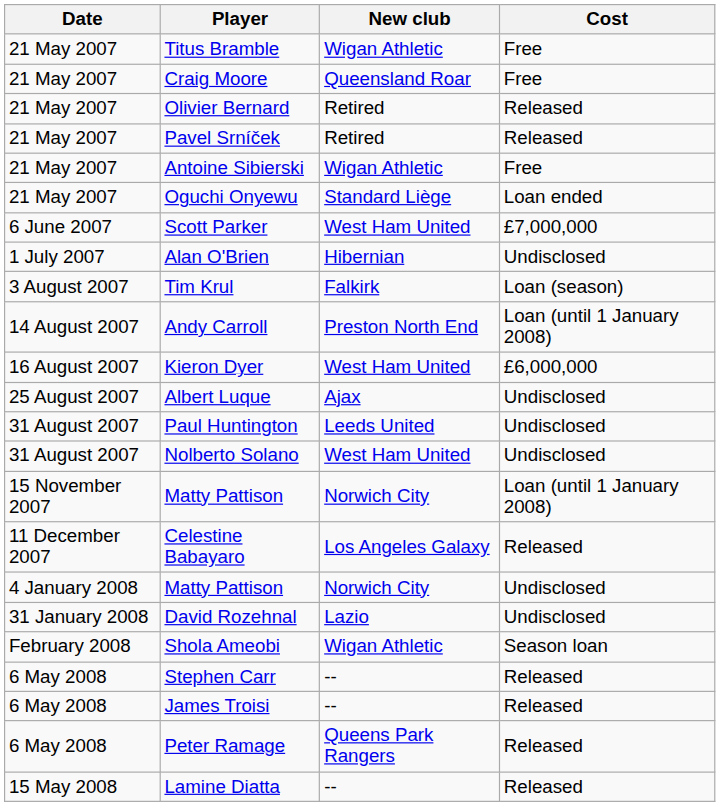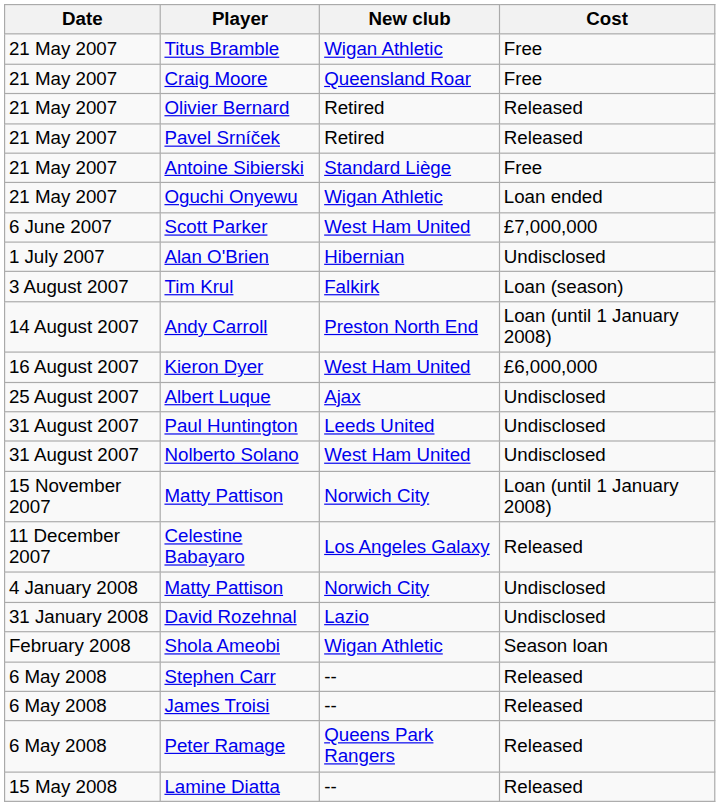(383, 167) Wigan Athletic -> (388, 167) Standard Liège
(388, 197) Standard Liège -> (383, 197) Wigan Athletic
